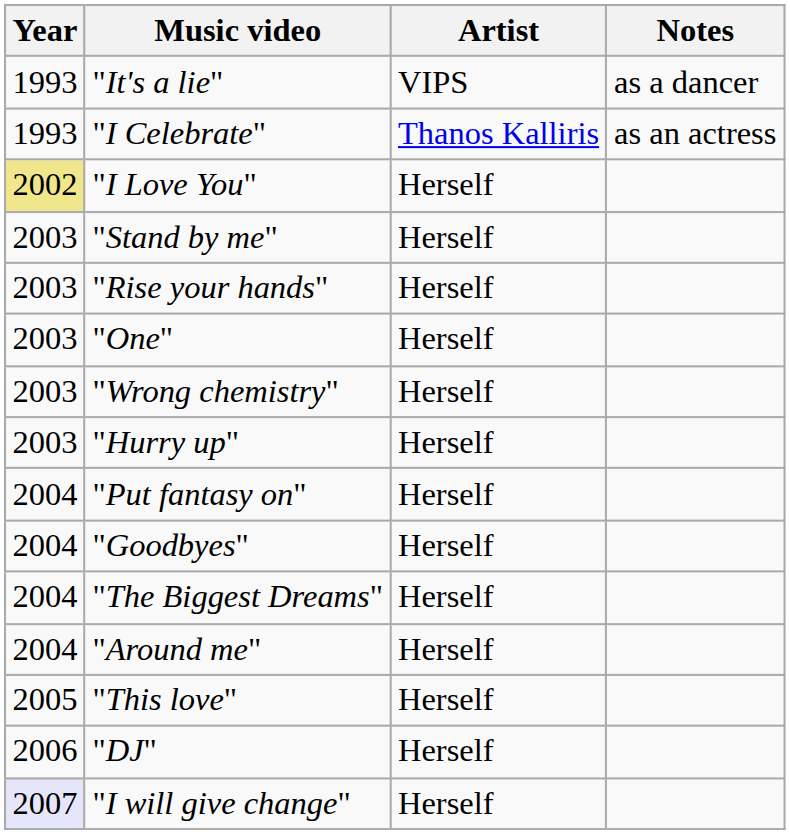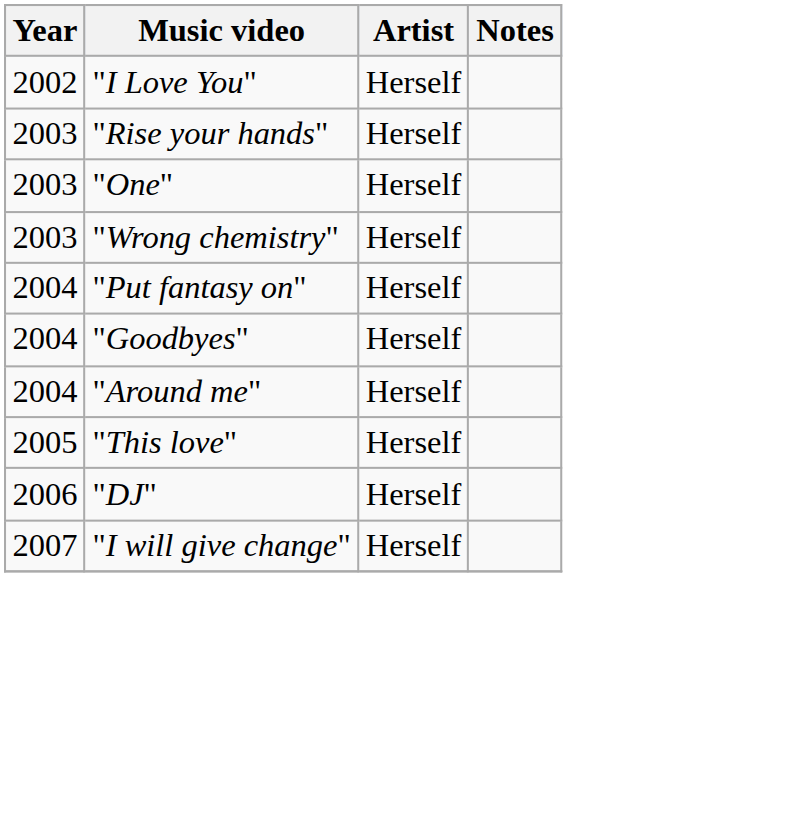- row: (158, 81)
- row: (179, 133)
(45, 184) khaki background -> (45, 81) no background
- row: (185, 236)
- row: (166, 442)
- row: (238, 596)
(45, 802) lavender background -> (45, 545) no background
